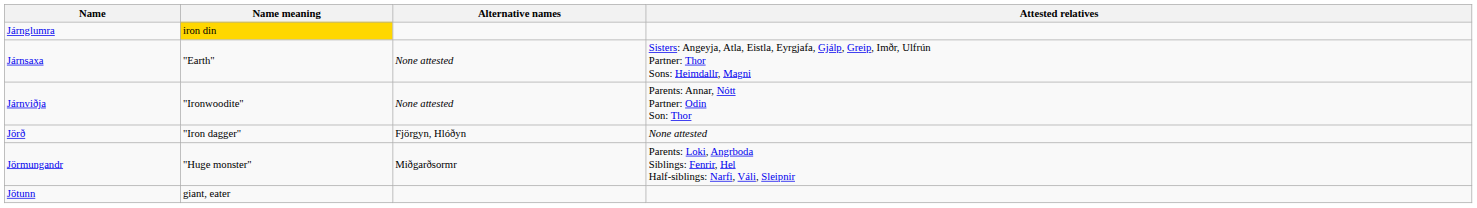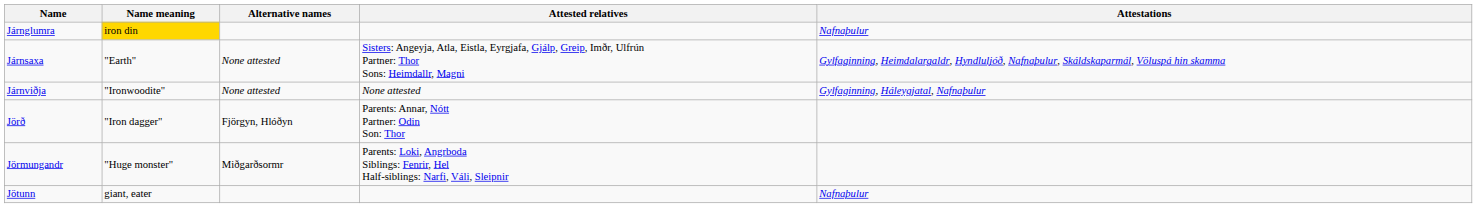+ column: (1144, 13)
(692, 104) Parents: Annar, Nótt Partner: Odin Son: Thor -> (391, 91) None attested
(678, 134) None attested -> (406, 121) Parents: Annar, Nótt Partner: Odin Son: Thor
